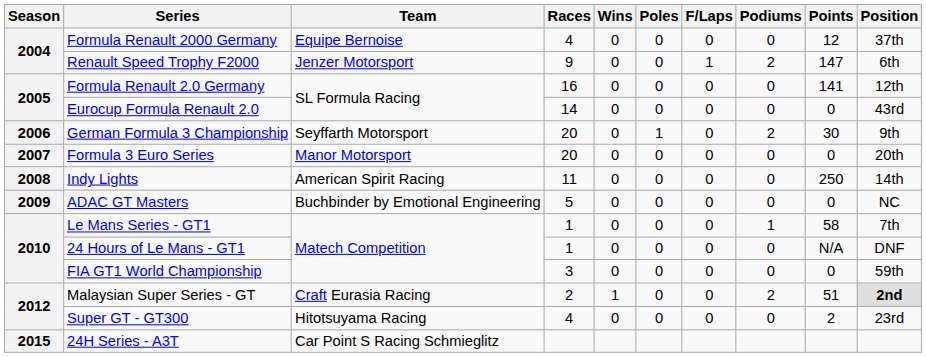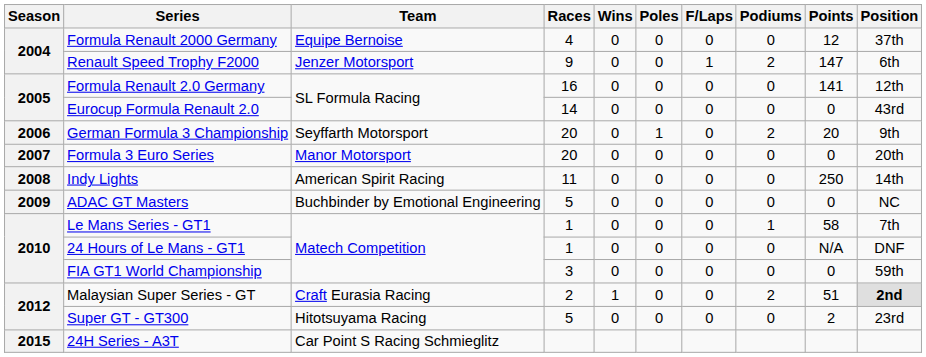(831, 133) 30 -> (831, 133) 20
(569, 318) 4 -> (569, 318) 5
